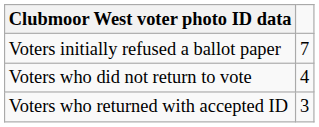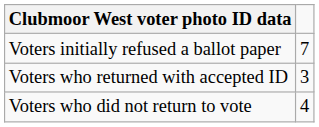rows swapped: (148, 106) <-> (130, 77)
